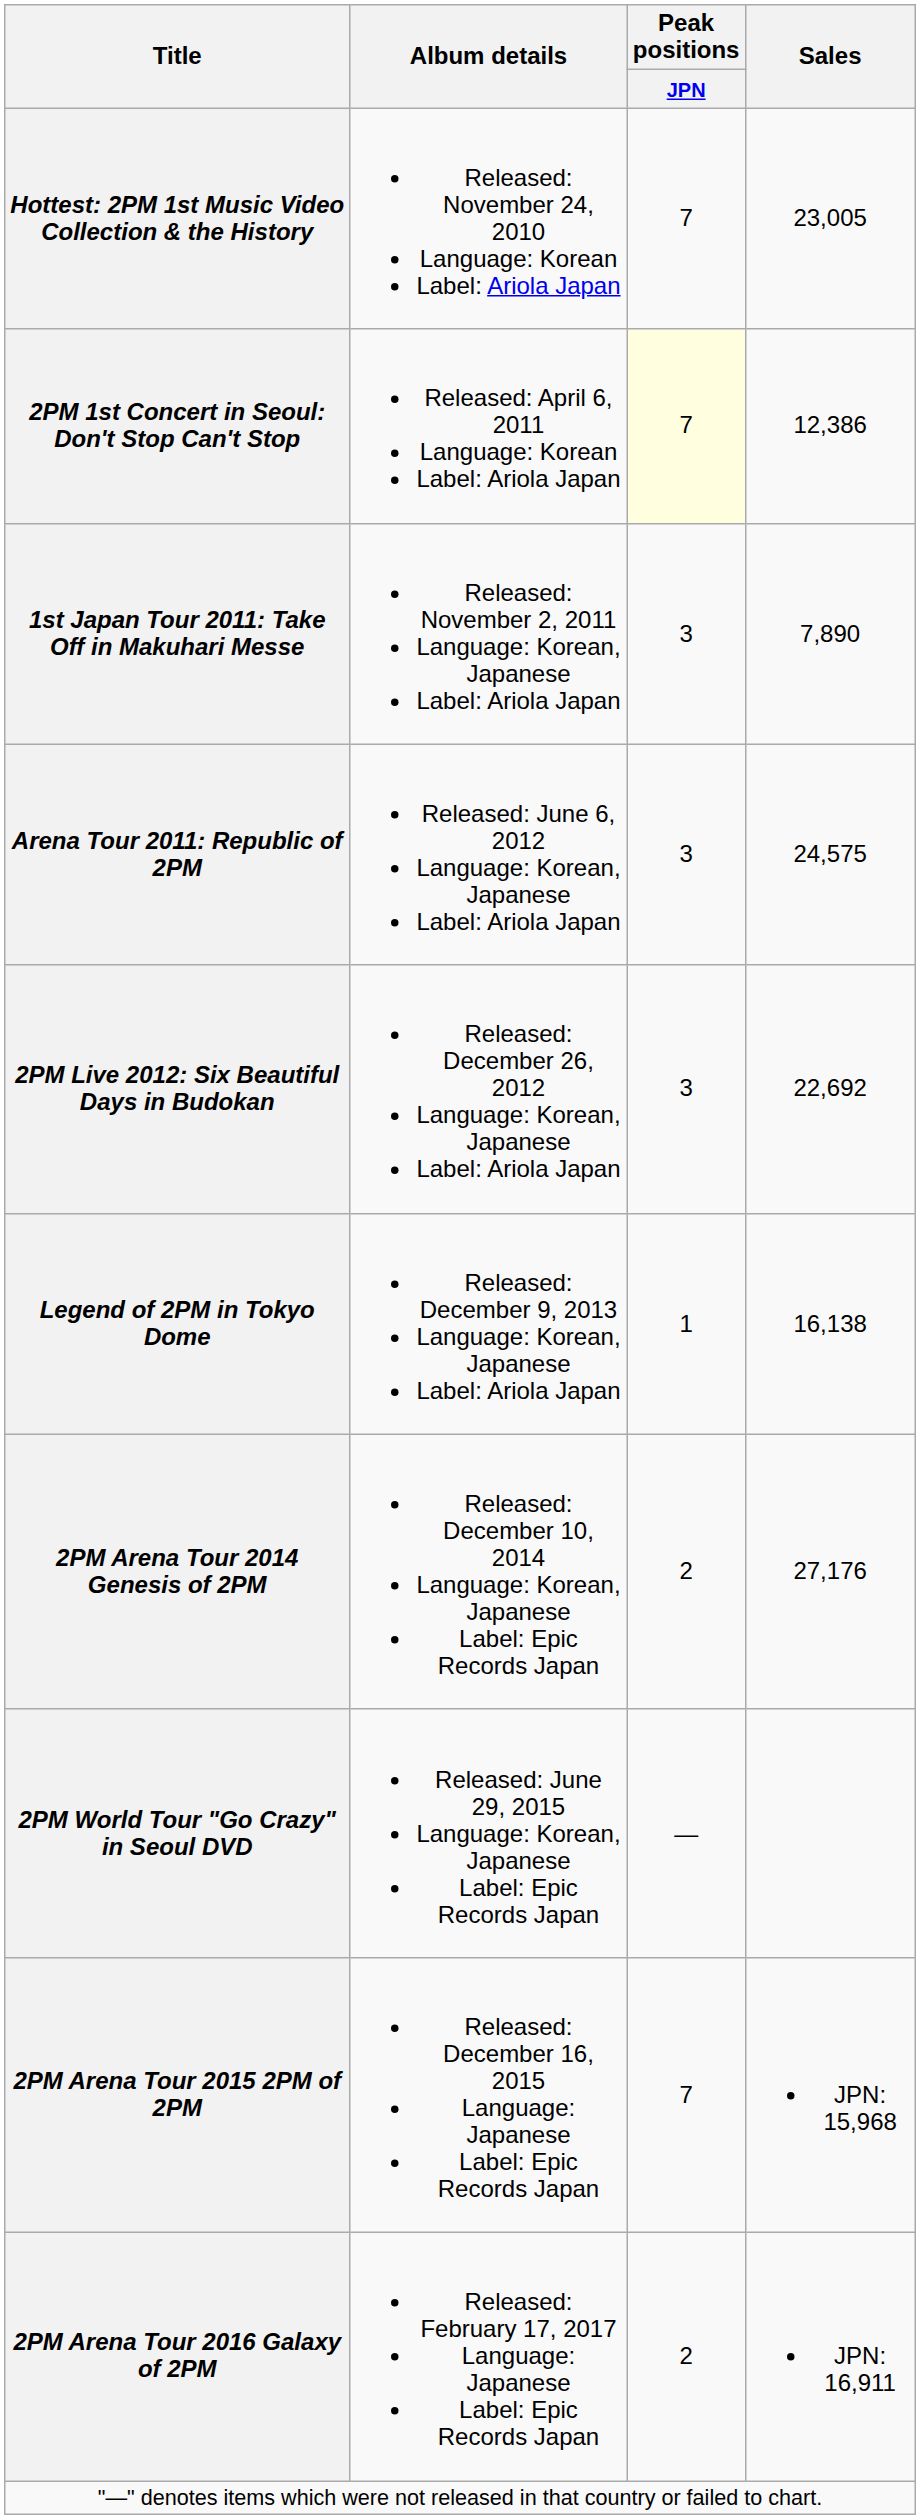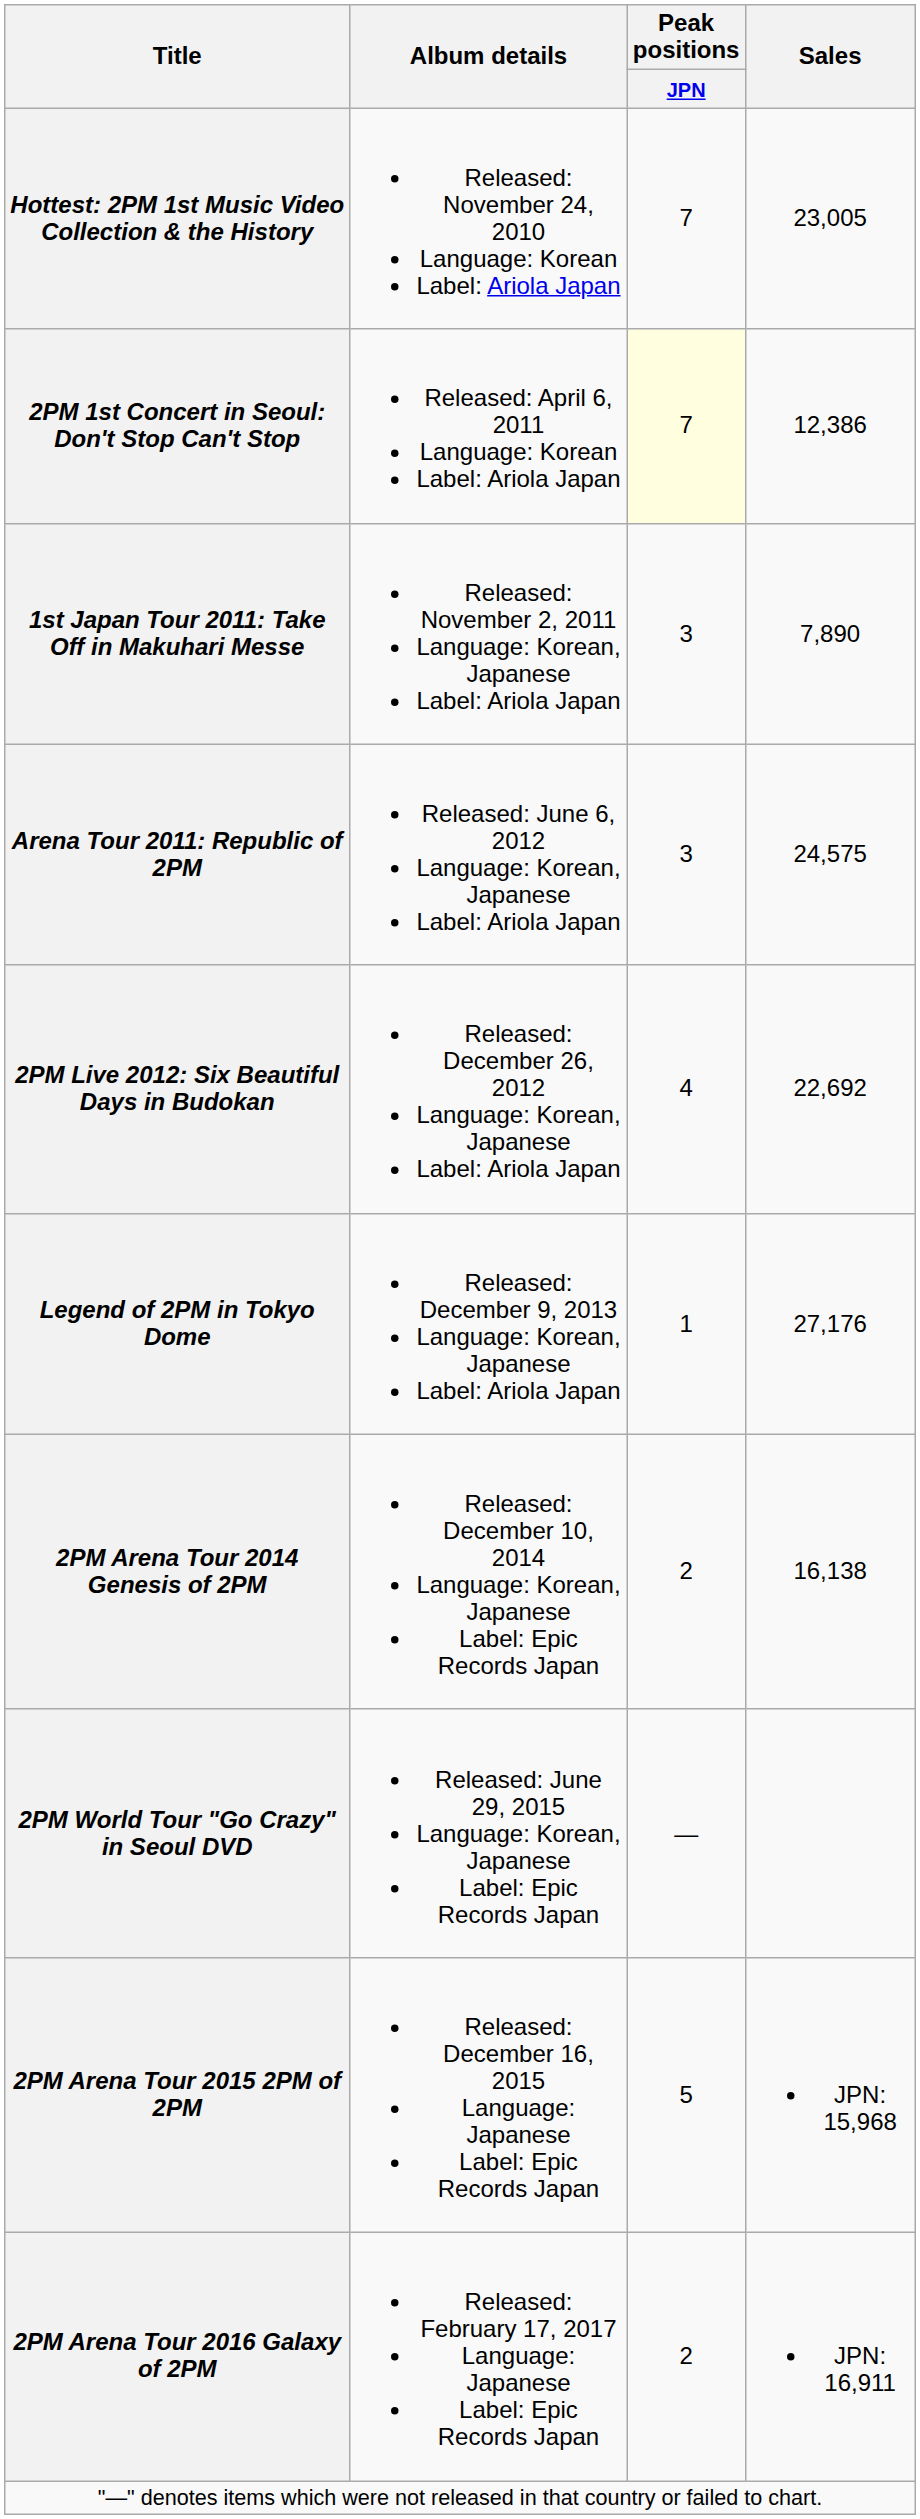(686, 1088) 3 -> (686, 1088) 4
(830, 1323) 16,138 -> (830, 1323) 27,176
(830, 1571) 27,176 -> (830, 1571) 16,138
(686, 2094) 7 -> (686, 2094) 5
